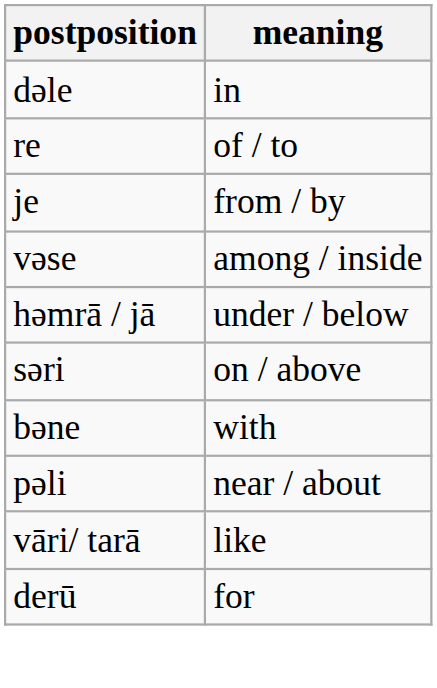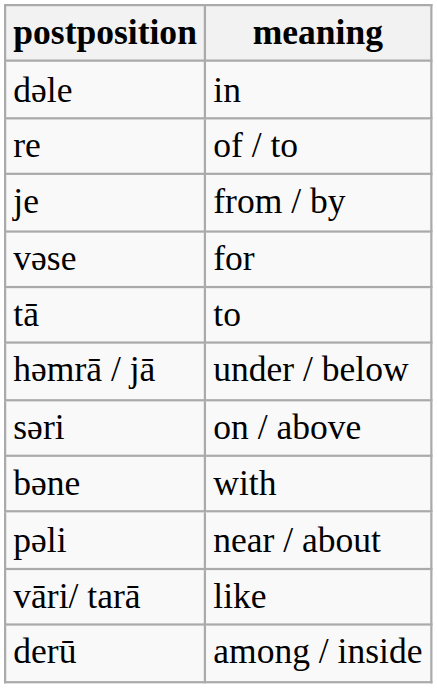(318, 257) among / inside -> (234, 257) for
+ row: (26, 314)
(234, 595) for -> (318, 652) among / inside
